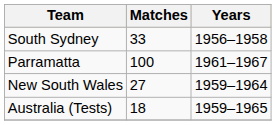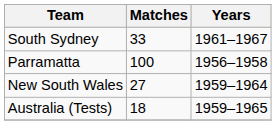(231, 39) 1956–1958 -> (231, 39) 1961–1967
(231, 62) 1961–1967 -> (231, 62) 1956–1958
